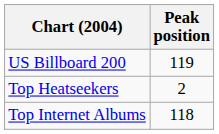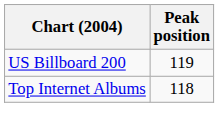- row: (63, 89)
